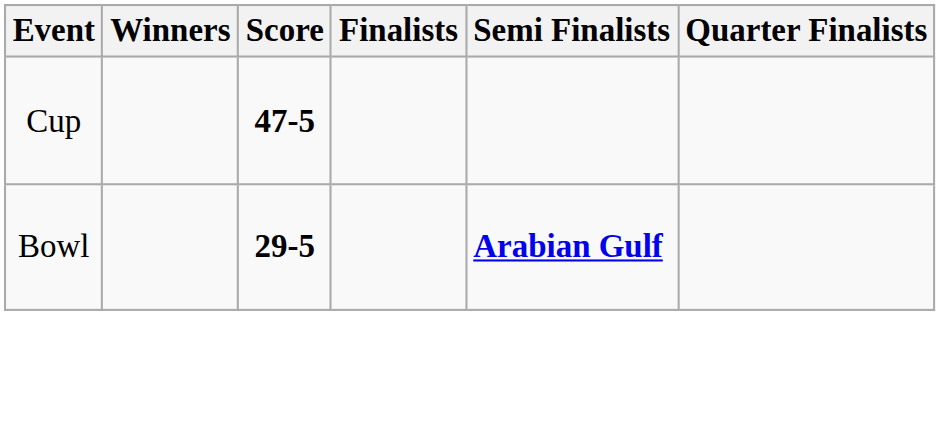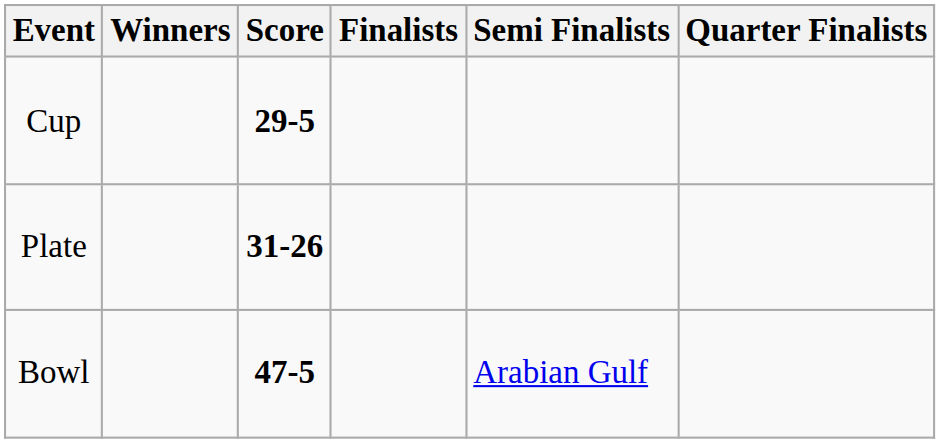(285, 119) 47-5 -> (285, 119) 29-5
+ row: (54, 246)
(285, 246) 29-5 -> (285, 372) 47-5
(568, 246) bold -> (561, 372) normal
